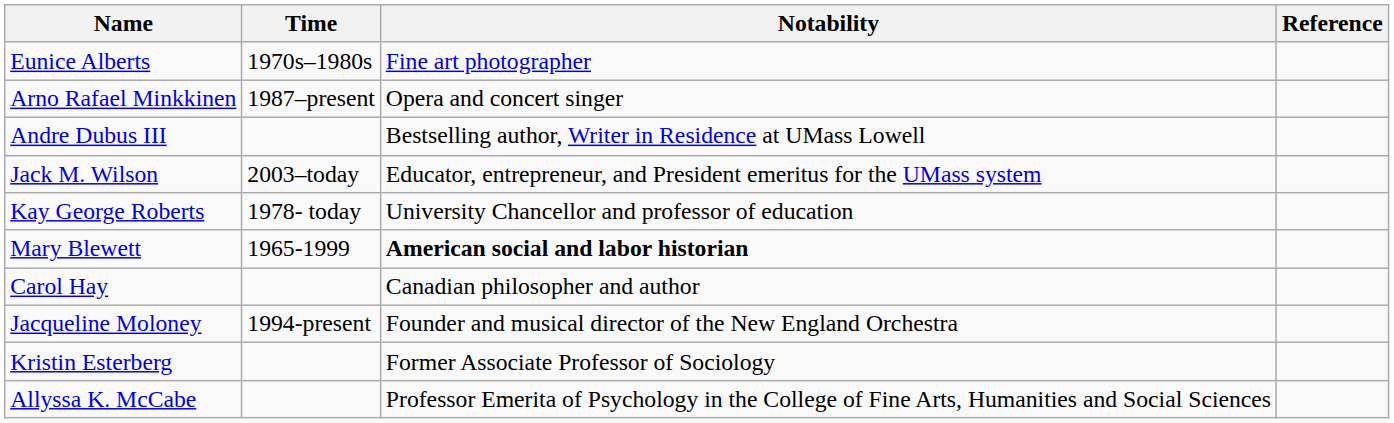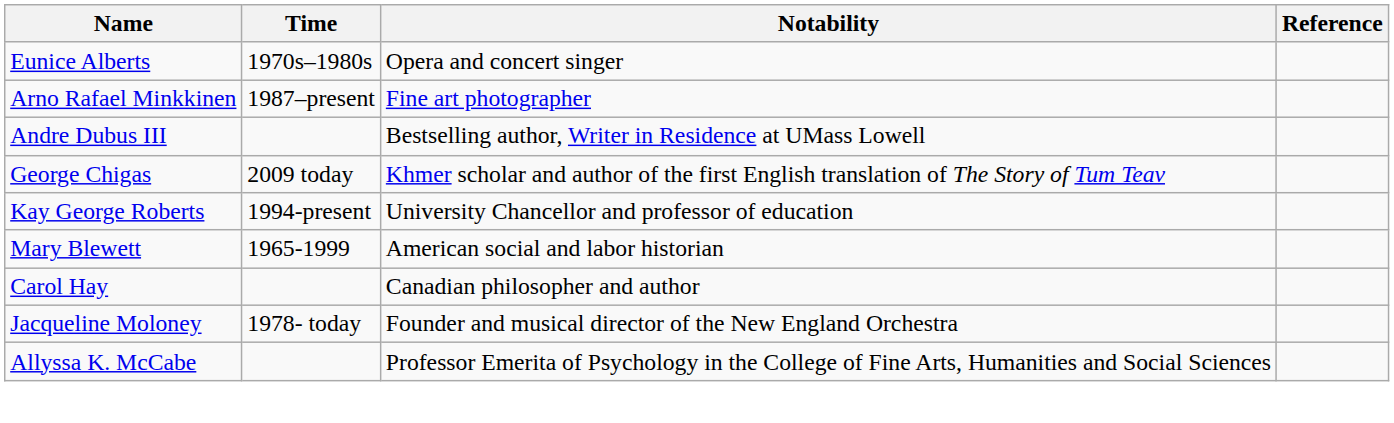(488, 60) Fine art photographer -> (505, 60) Opera and concert singer
(505, 98) Opera and concert singer -> (488, 98) Fine art photographer
- row: (84, 173)
+ row: (81, 173)
(304, 211) 1978- today -> (309, 211) 1994-present
(567, 248) bold -> (555, 248) normal
(309, 323) 1994-present -> (304, 323) 1978- today
- row: (91, 361)
